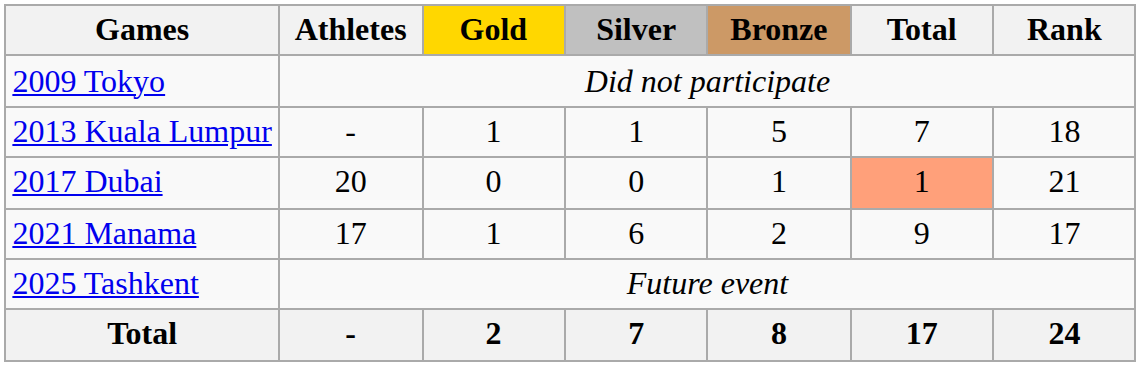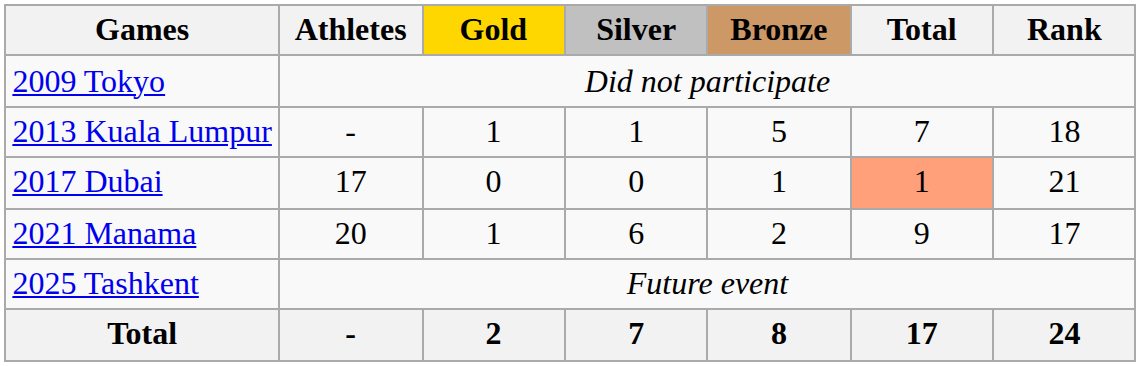(351, 182) 20 -> (351, 182) 17
(351, 232) 17 -> (351, 232) 20
